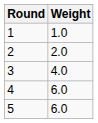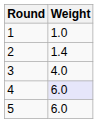(59, 52) 2.0 -> (59, 52) 1.4
(59, 90) no background -> (59, 90) lavender background
